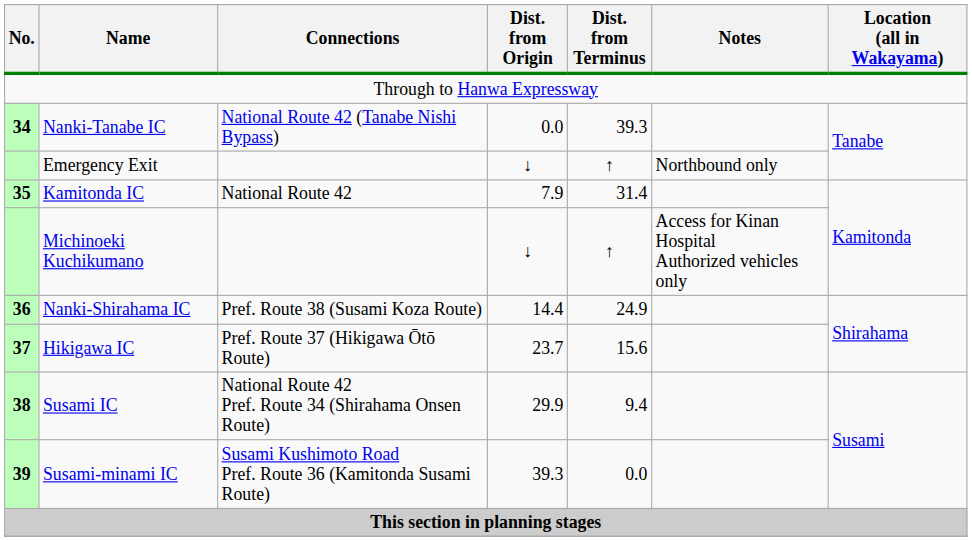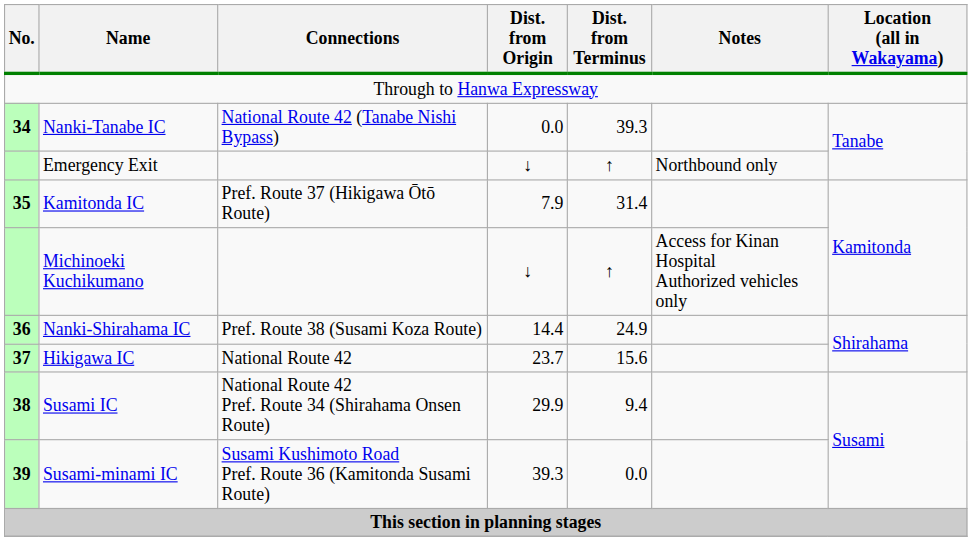(287, 193) National Route 42 -> (328, 203) Pref. Route 37 (Hikigawa Ōtō Route)
(328, 347) Pref. Route 37 (Hikigawa Ōtō Route) -> (287, 357) National Route 42
